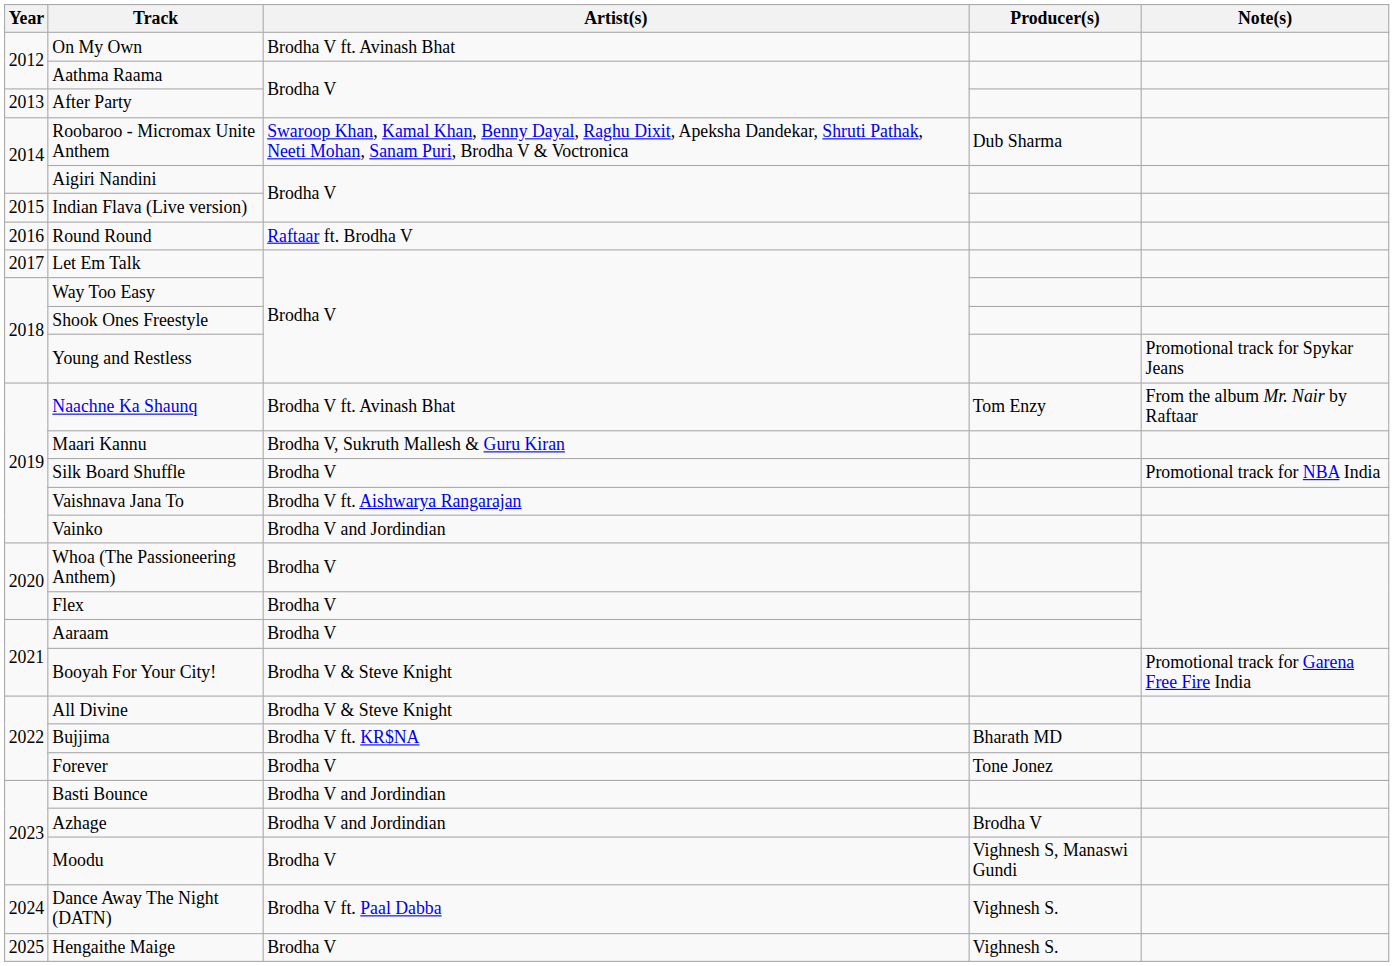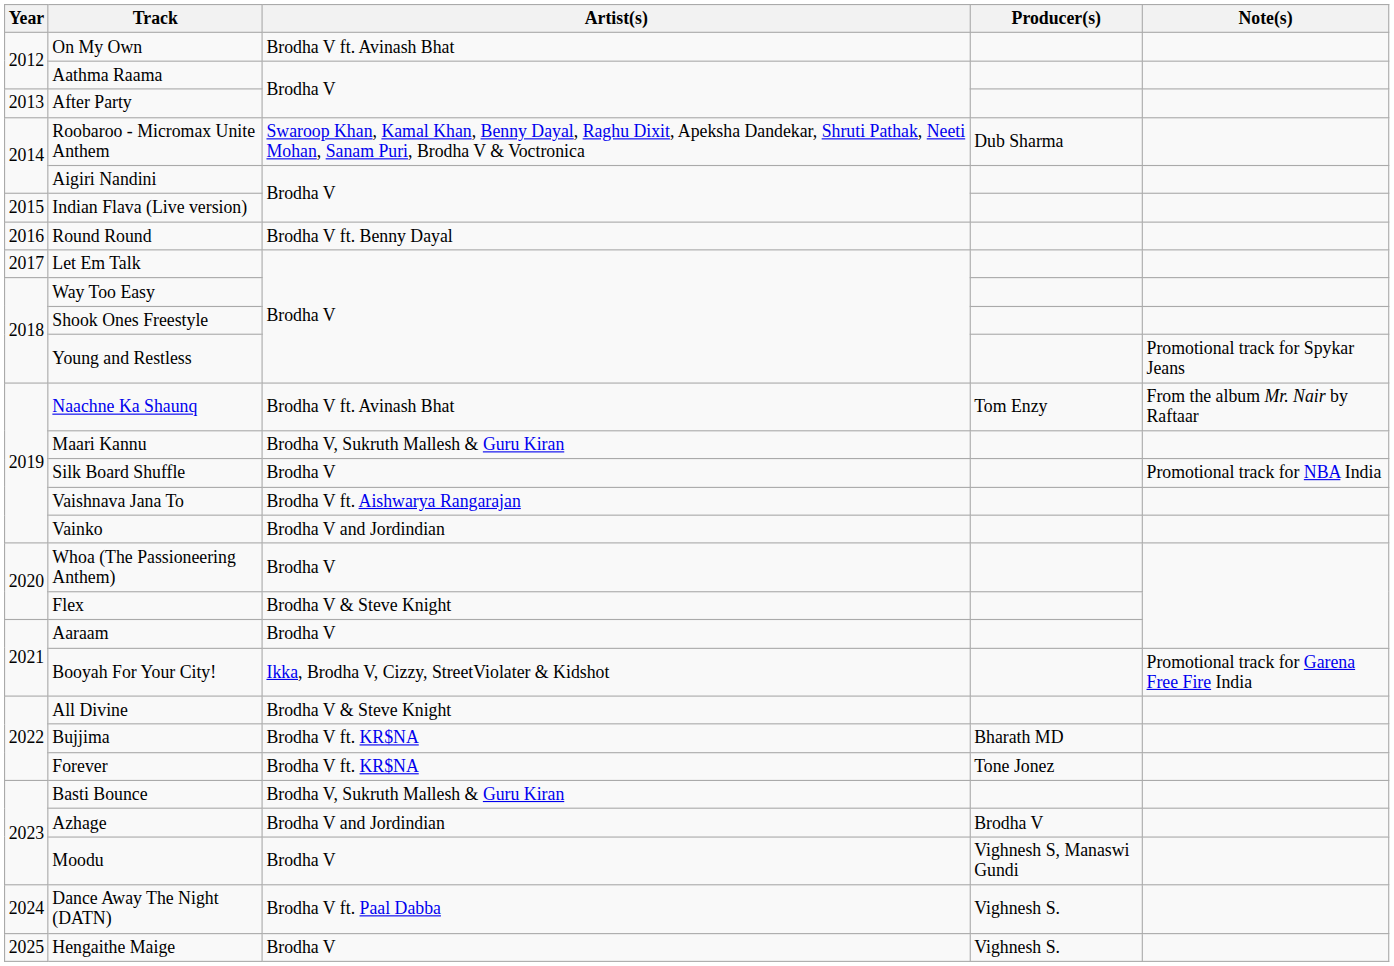(340, 235) Raftaar ft. Brodha V -> (360, 235) Brodha V ft. Benny Dayal
(302, 605) Brodha V -> (359, 605) Brodha V & Steve Knight
(360, 671) Brodha V & Steve Knight -> (438, 671) Ikka, Brodha V, Cizzy, StreetViolater & Kidshot
(302, 766) Brodha V -> (343, 766) Brodha V ft. KR$NA
(356, 794) Brodha V and Jordindian -> (415, 794) Brodha V, Sukruth Mallesh & Guru Kiran
